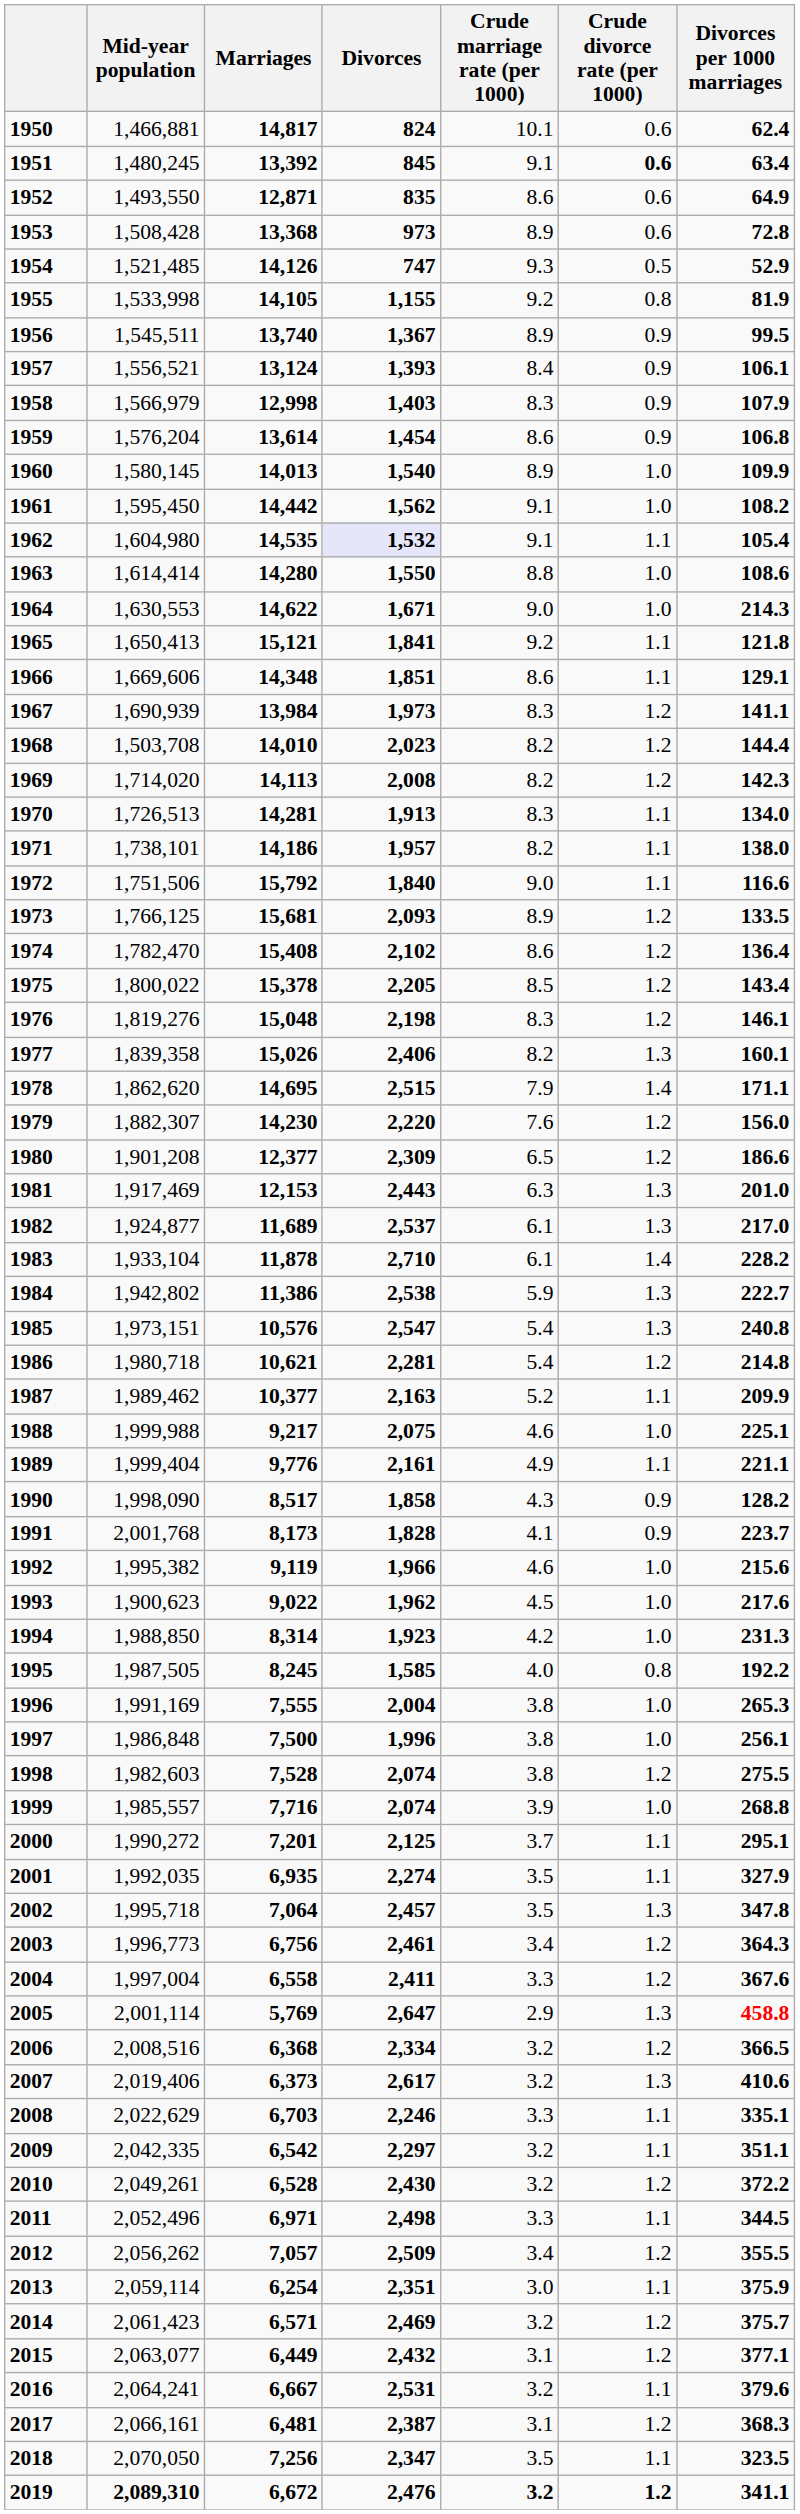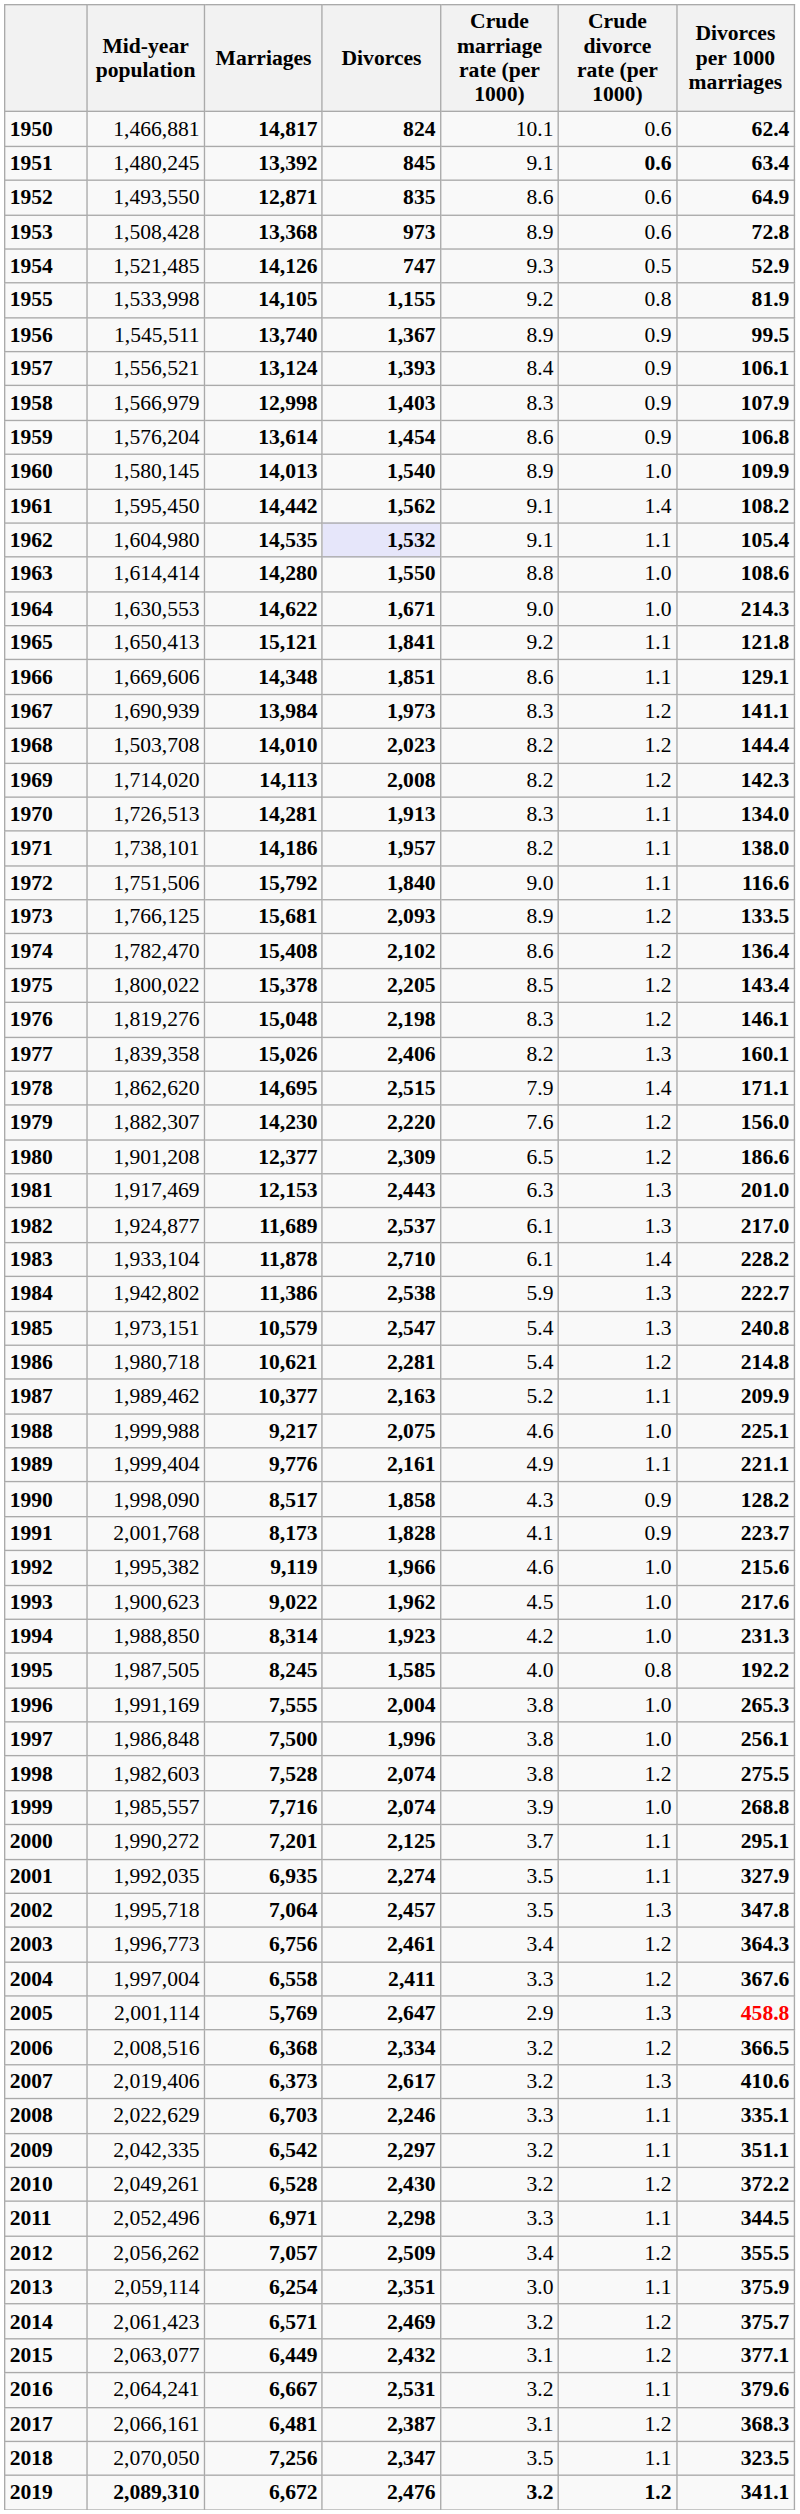(658, 505) 1.0 -> (658, 505) 1.4
(288, 1327) 10,576 -> (288, 1327) 10,579
(411, 2218) 2,498 -> (411, 2218) 2,298
